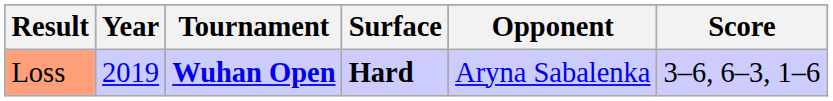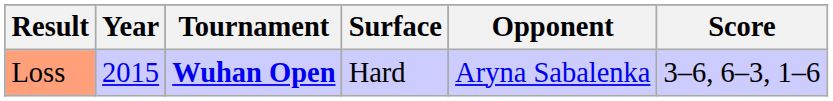(131, 72) 2019 -> (131, 72) 2015
(381, 72) bold -> (377, 72) normal
